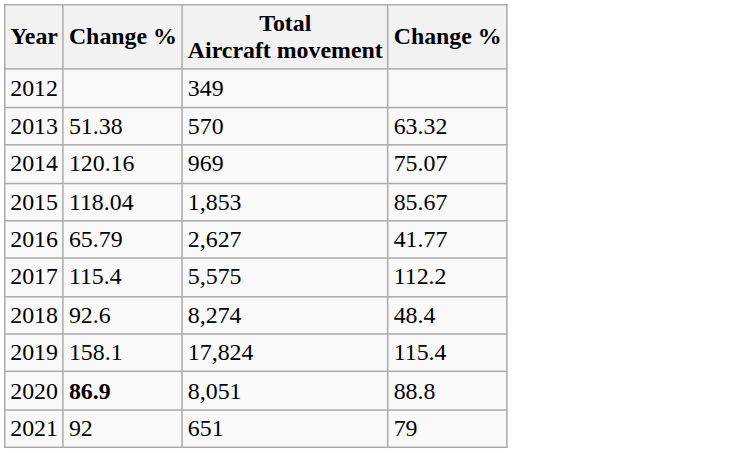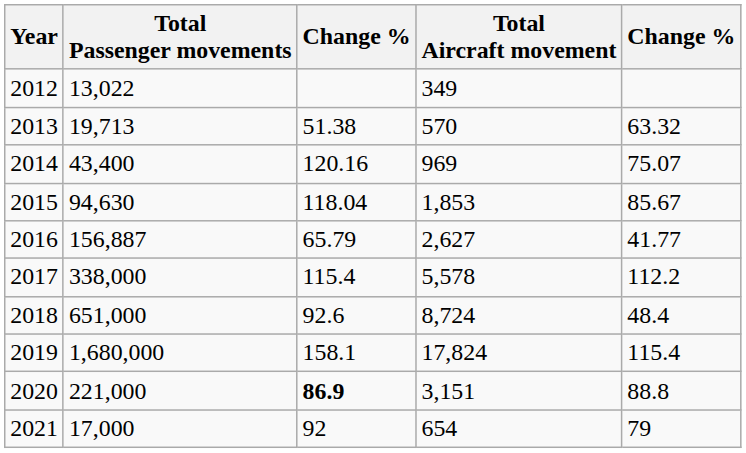+ column: (180, 36)
(215, 277) 5,575 -> (448, 277) 5,578
(215, 314) 8,274 -> (448, 314) 8,724
(215, 390) 8,051 -> (448, 390) 3,151
(206, 428) 651 -> (439, 428) 654
